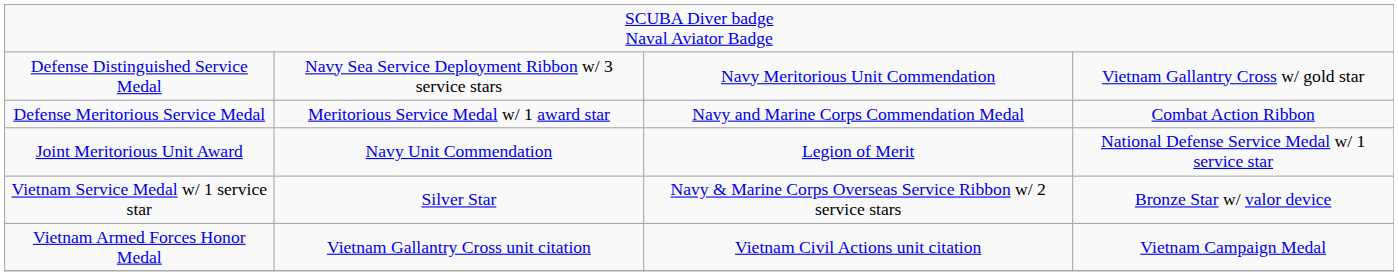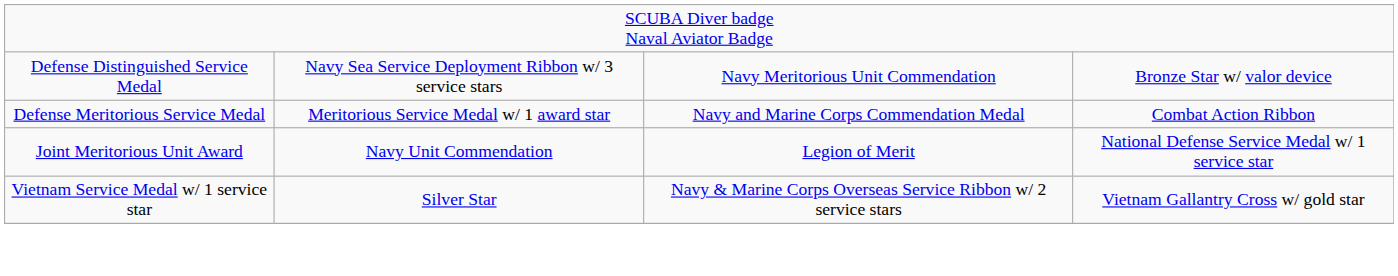(1233, 76) Vietnam Gallantry Cross w/ gold star -> (1233, 76) Bronze Star w/ valor device
(1233, 199) Bronze Star w/ valor device -> (1233, 199) Vietnam Gallantry Cross w/ gold star
- row: (139, 247)
